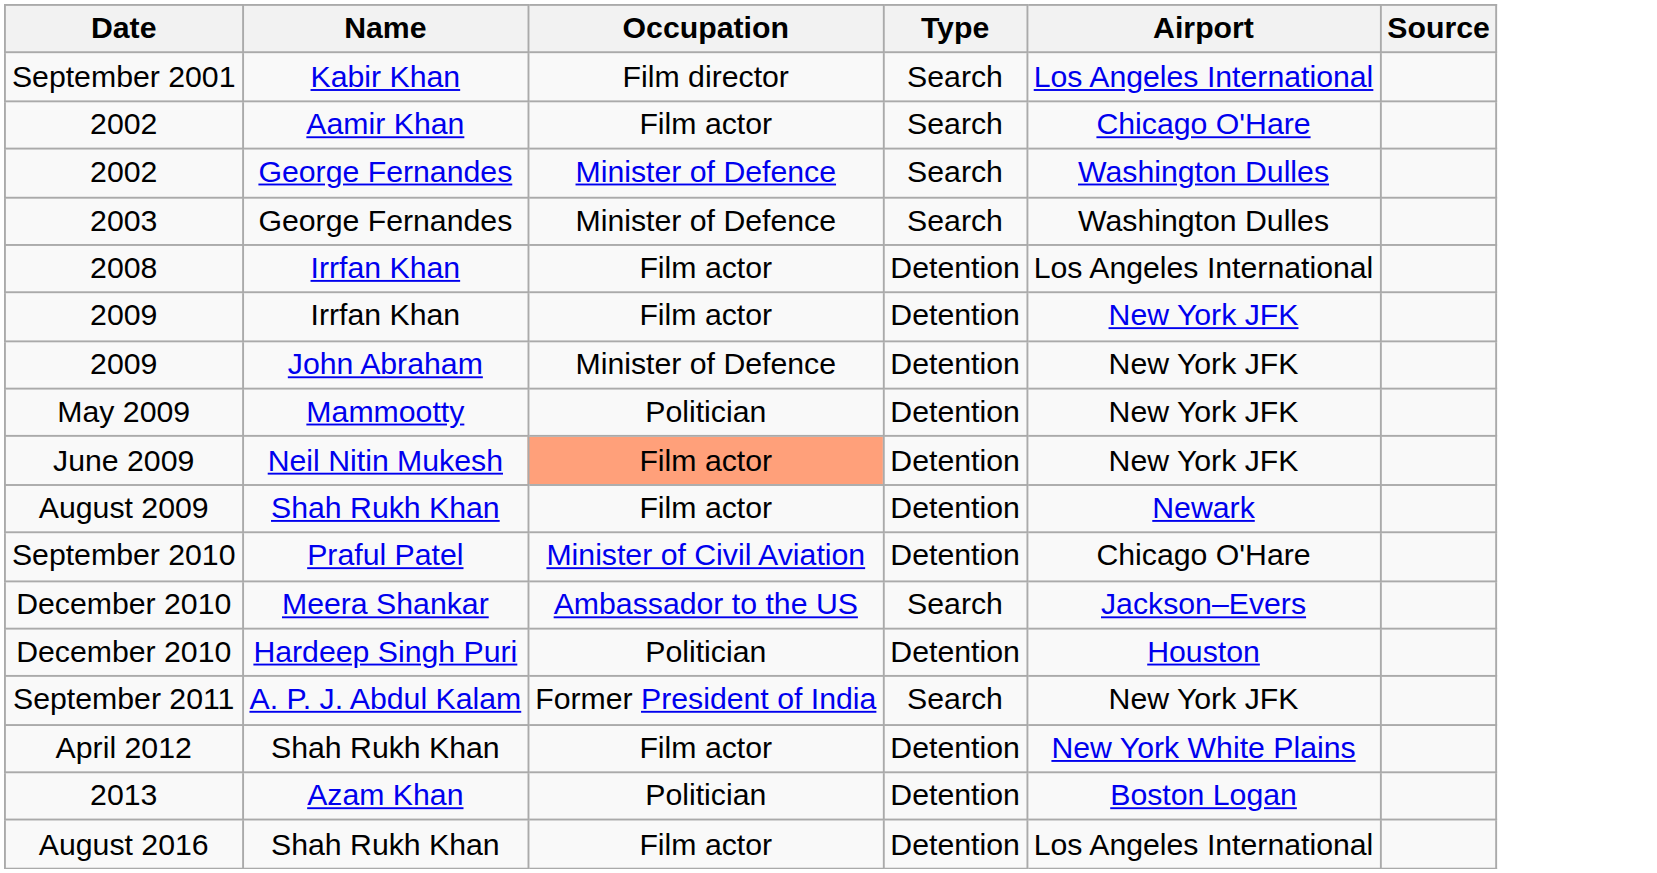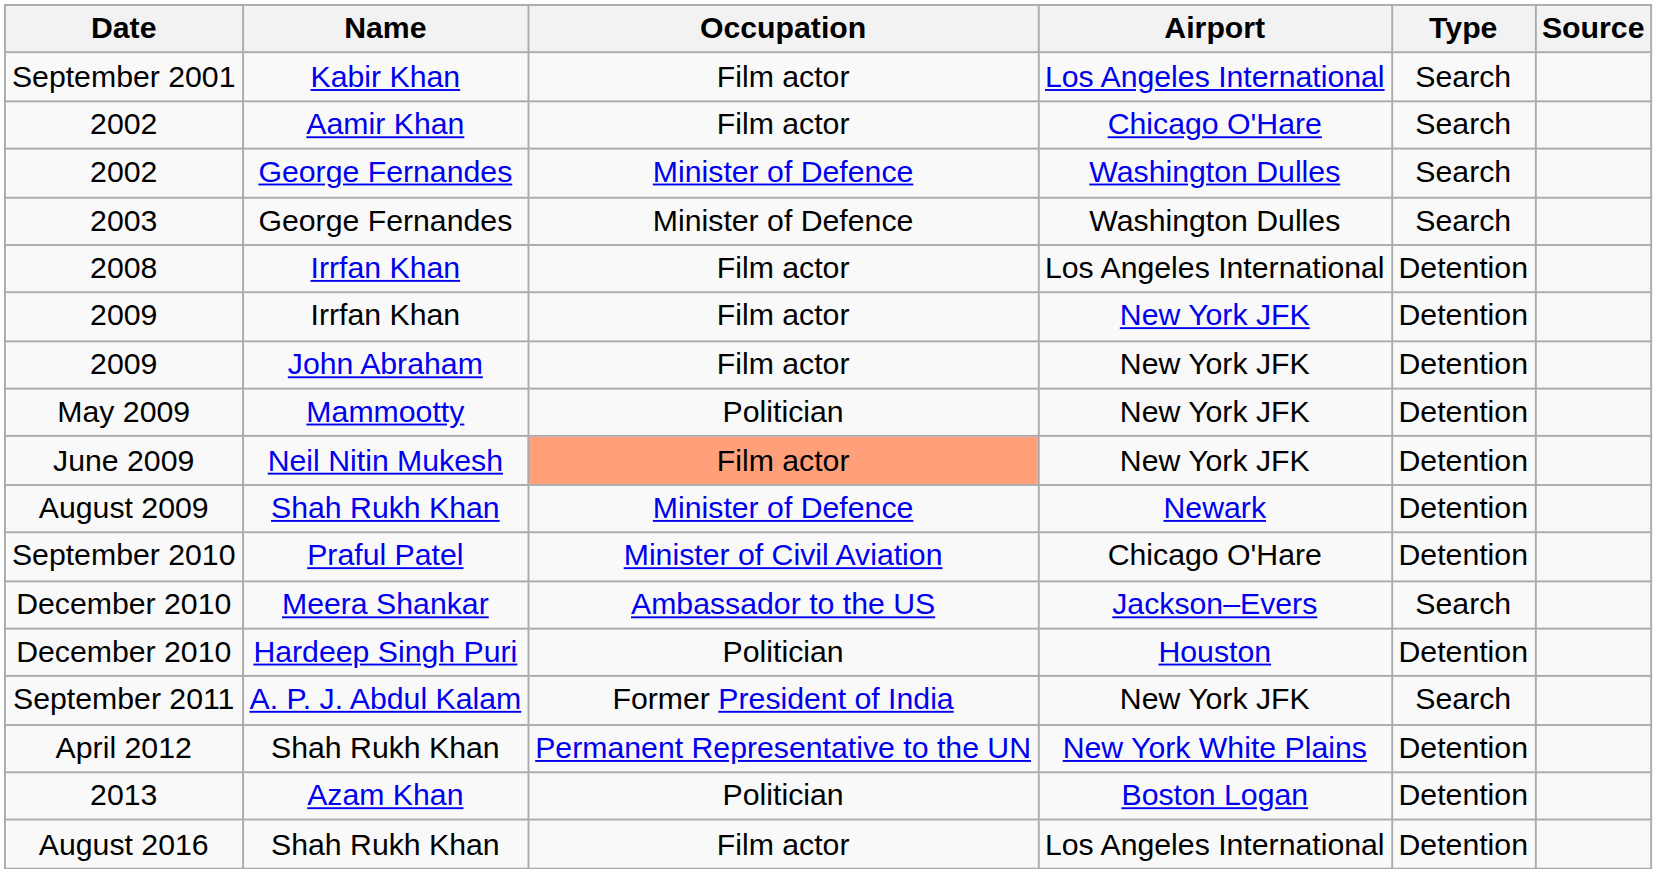columns swapped: (1204, 28) <-> (955, 28)
(706, 76) Film director -> (783, 76) Film actor
(706, 364) Minister of Defence -> (783, 364) Film actor
(706, 508) Film actor -> (783, 508) Minister of Defence
(706, 747) Film actor -> (783, 747) Permanent Representative to the UN
